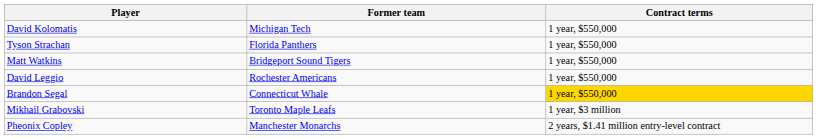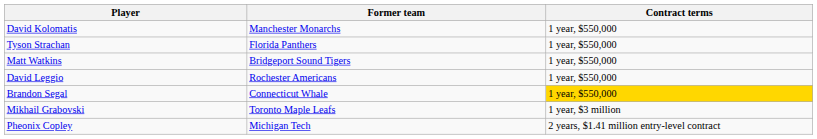(280, 28) Michigan Tech -> (295, 28) Manchester Monarchs
(295, 126) Manchester Monarchs -> (280, 126) Michigan Tech
